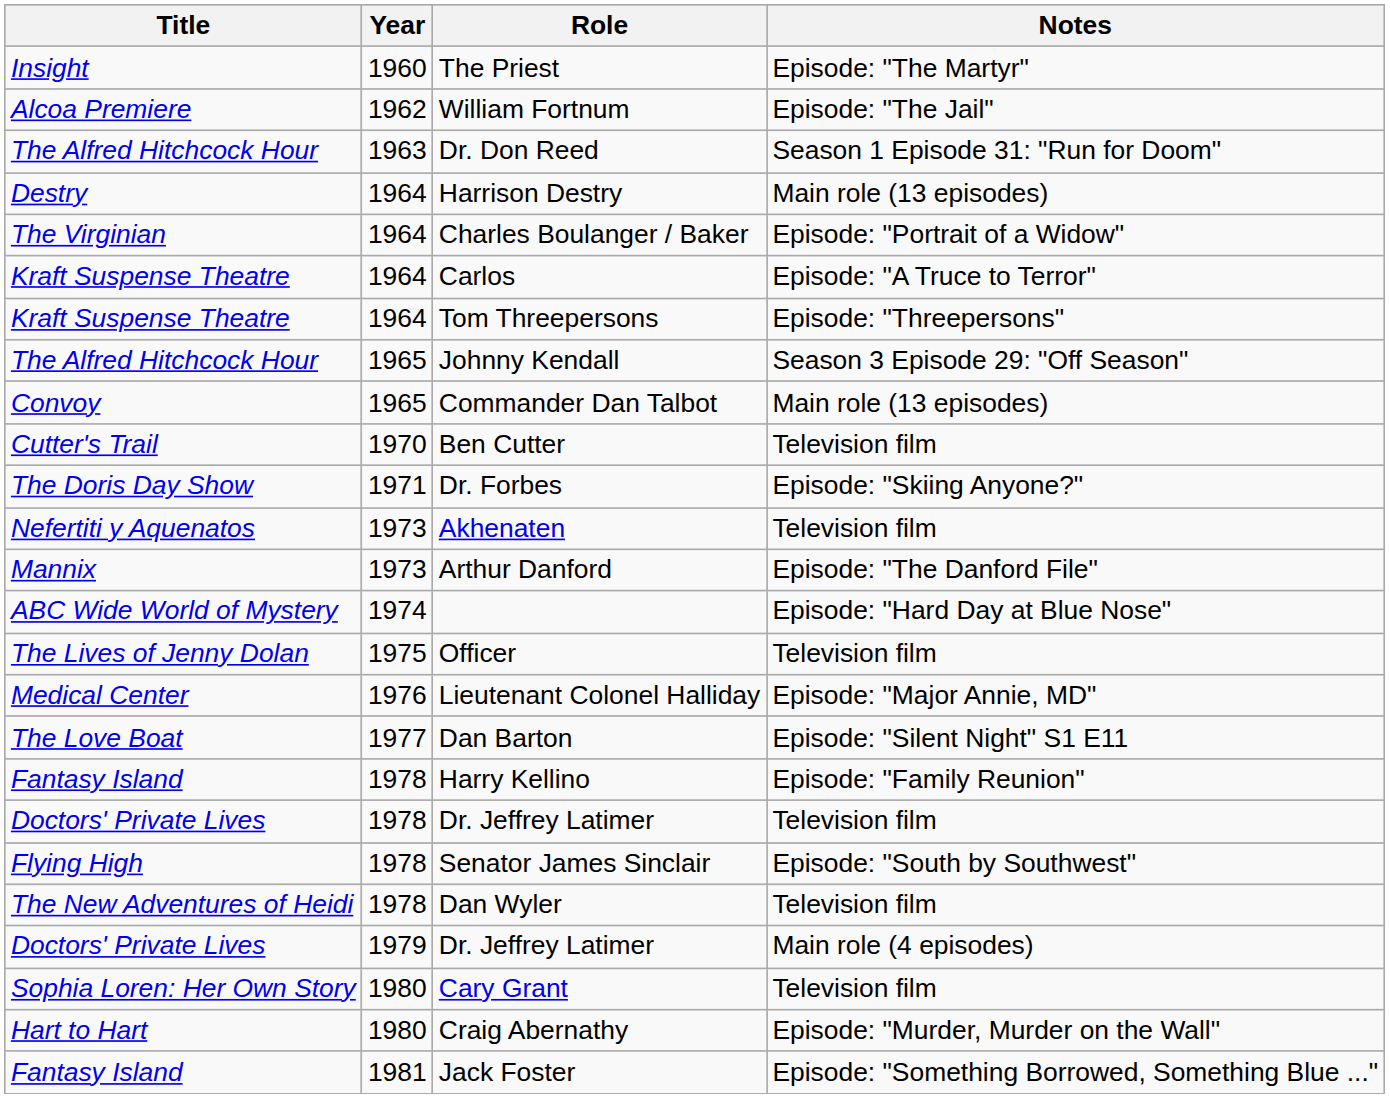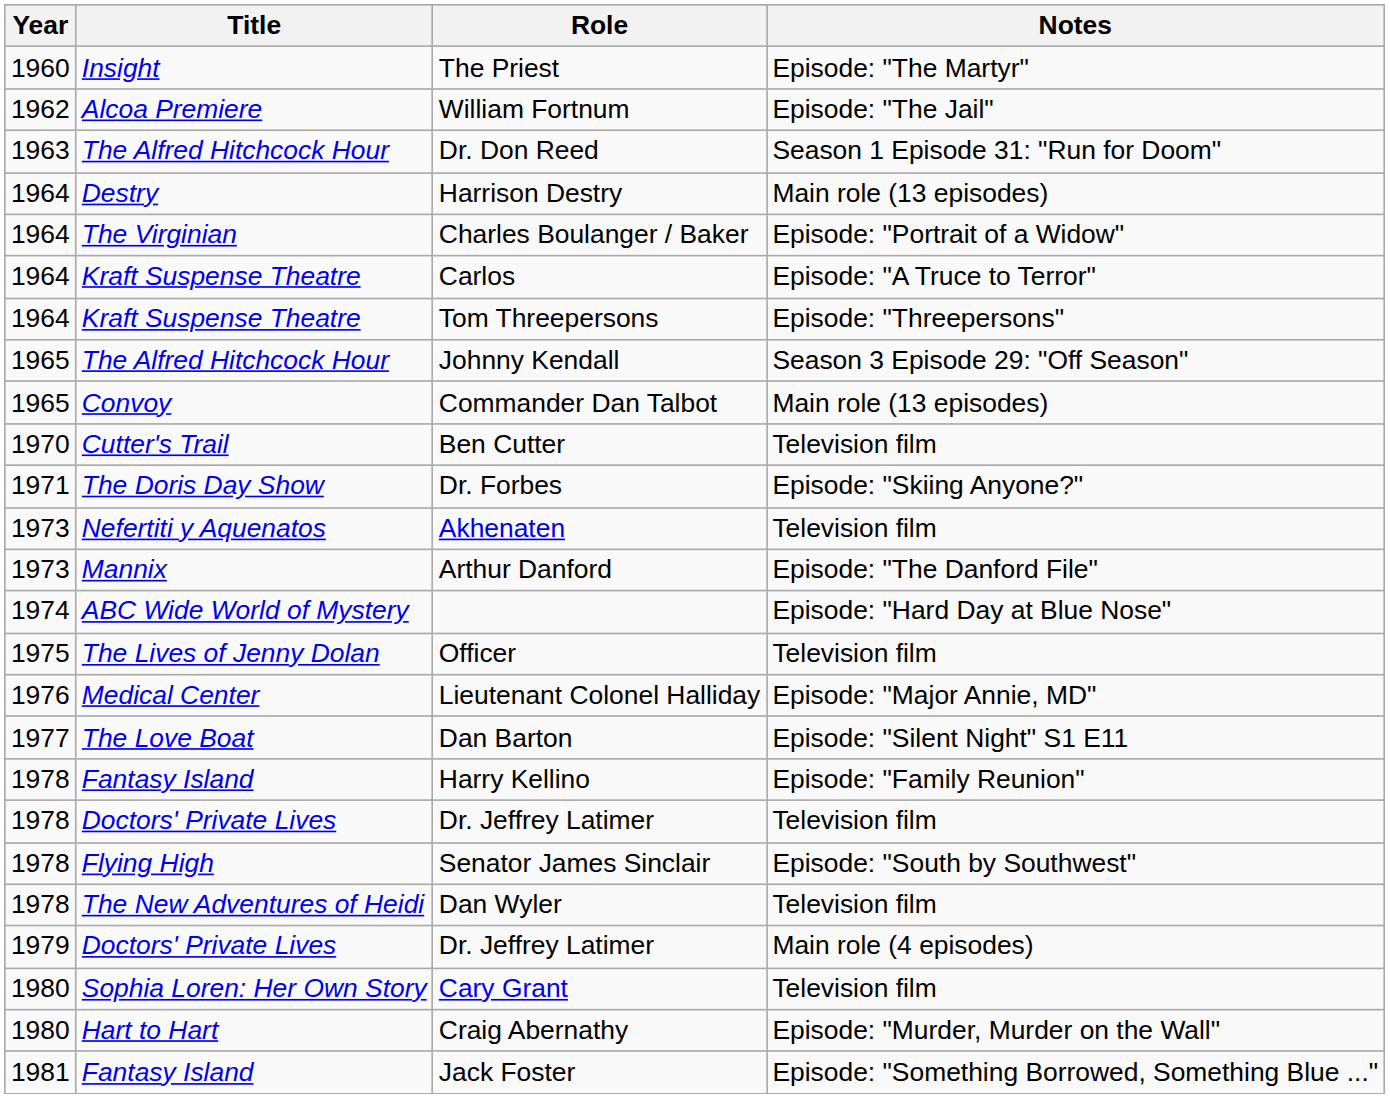columns swapped: (397, 25) <-> (183, 25)
